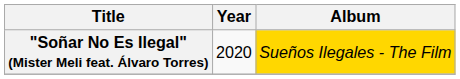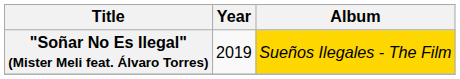(234, 52) 2020 -> (234, 52) 2019
